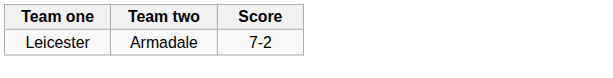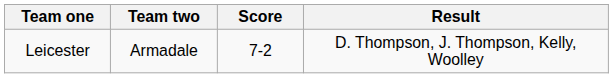+ column: (456, 17)
